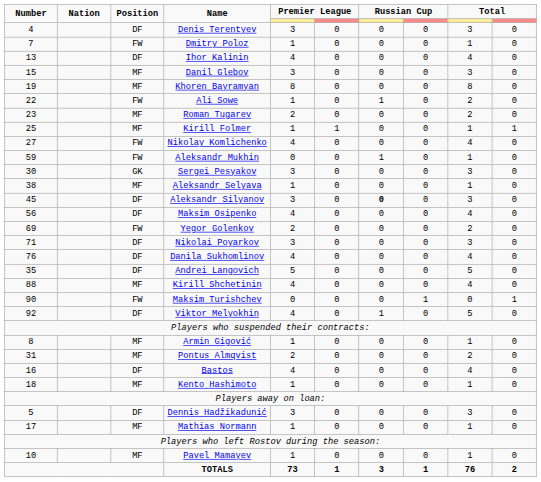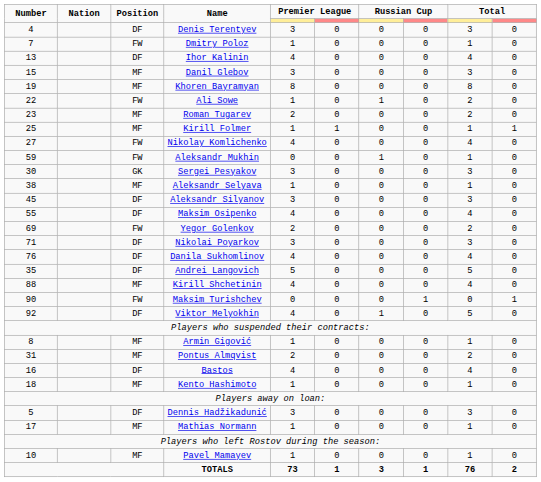(381, 200) bold -> (381, 200) normal
(31, 214) 56 -> (31, 214) 55
